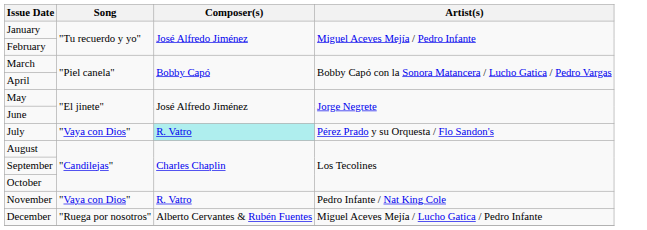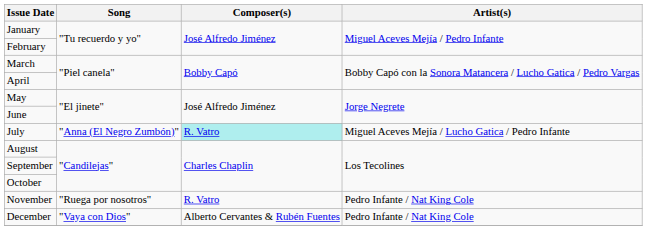(95, 132) "Vaya con Dios" -> (119, 132) "Anna (El Negro Zumbón)"
(405, 132) Pérez Prado y su Orquesta / Flo Sandon's -> (457, 132) Miguel Aceves Mejía / Lucho Gatica / Pedro Infante
(95, 200) "Vaya con Dios" -> (105, 200) "Ruega por nosotros"
(105, 217) "Ruega por nosotros" -> (95, 217) "Vaya con Dios"
(430, 217) Miguel Aceves Mejía / Lucho Gatica / Pedro Infante -> (409, 217) Pedro Infante / Nat King Cole
